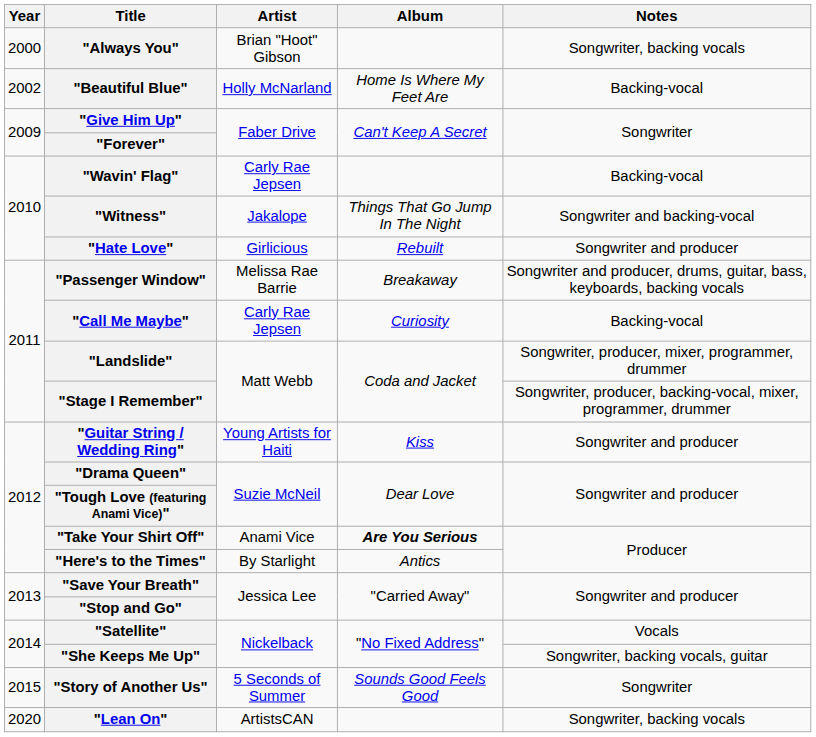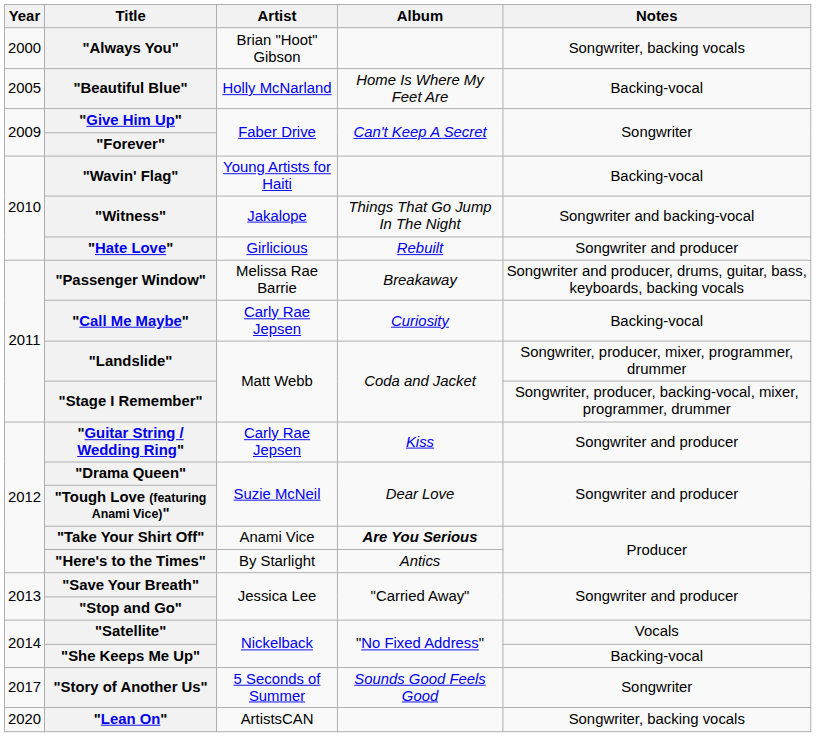(24, 88) 2002 -> (24, 88) 2005
(277, 176) Carly Rae Jepsen -> (277, 176) Young Artists for Haiti
(277, 441) Young Artists for Haiti -> (277, 441) Carly Rae Jepsen
(657, 655) Songwriter, backing vocals, guitar -> (657, 655) Backing-vocal
(24, 687) 2015 -> (24, 687) 2017
